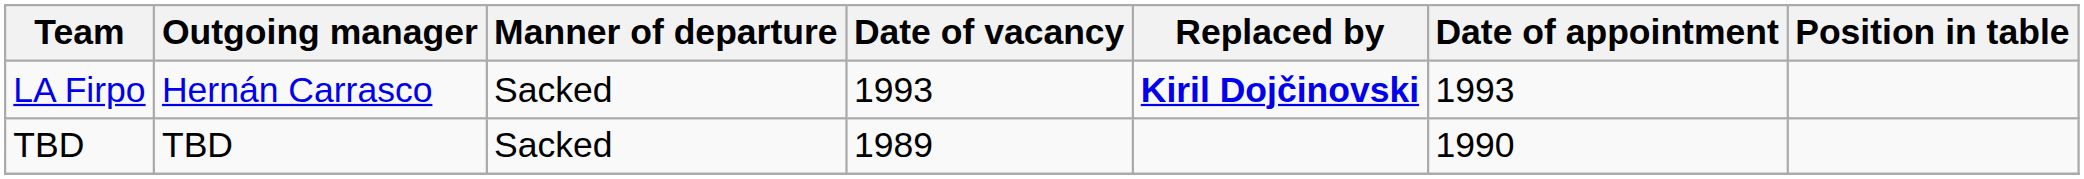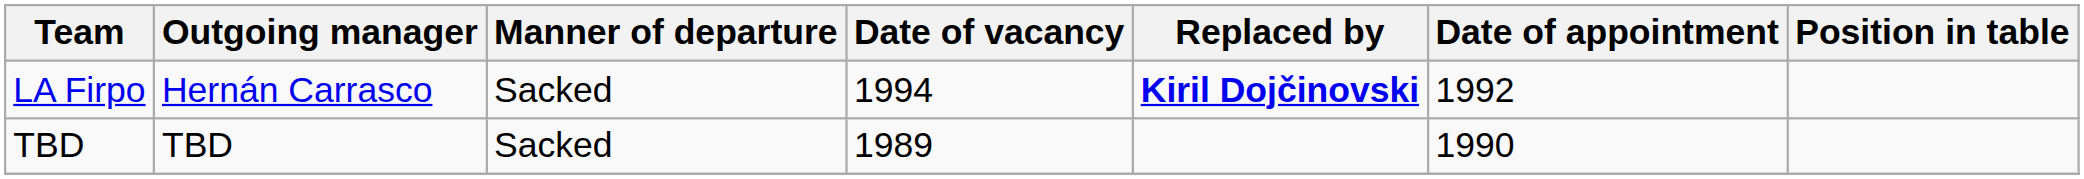(893, 88) 1993 -> (893, 88) 1994
(1475, 88) 1993 -> (1475, 88) 1992
